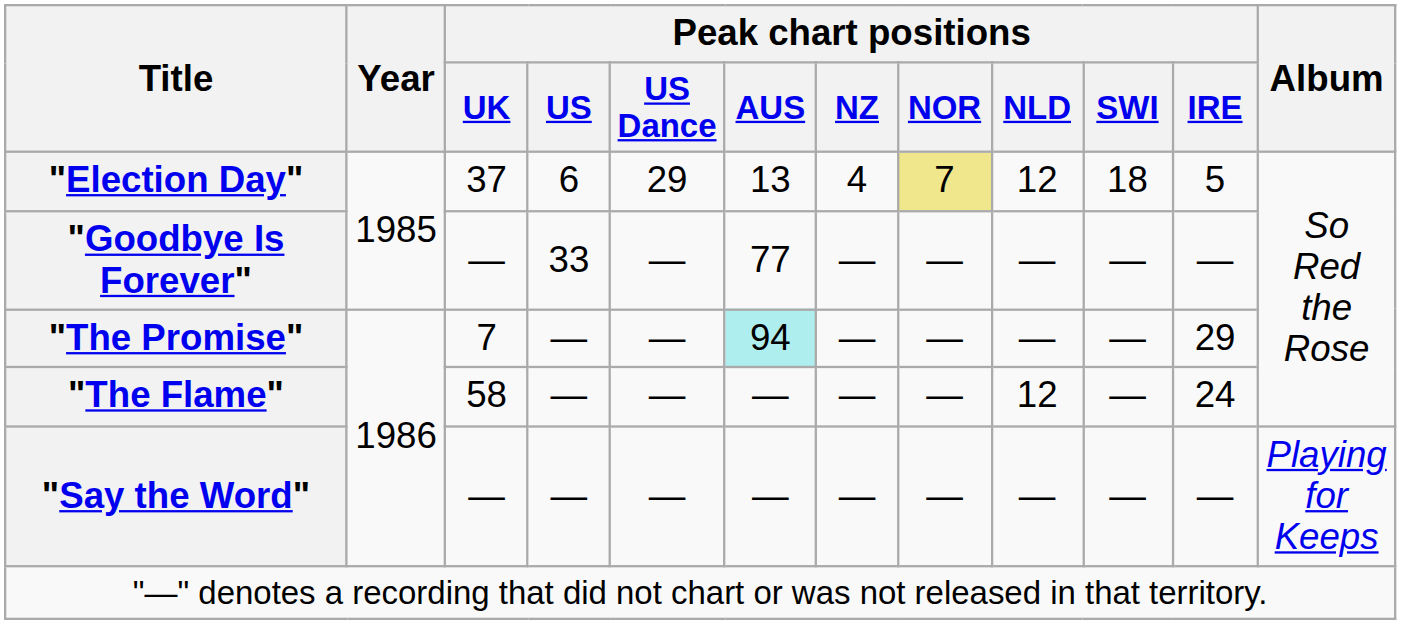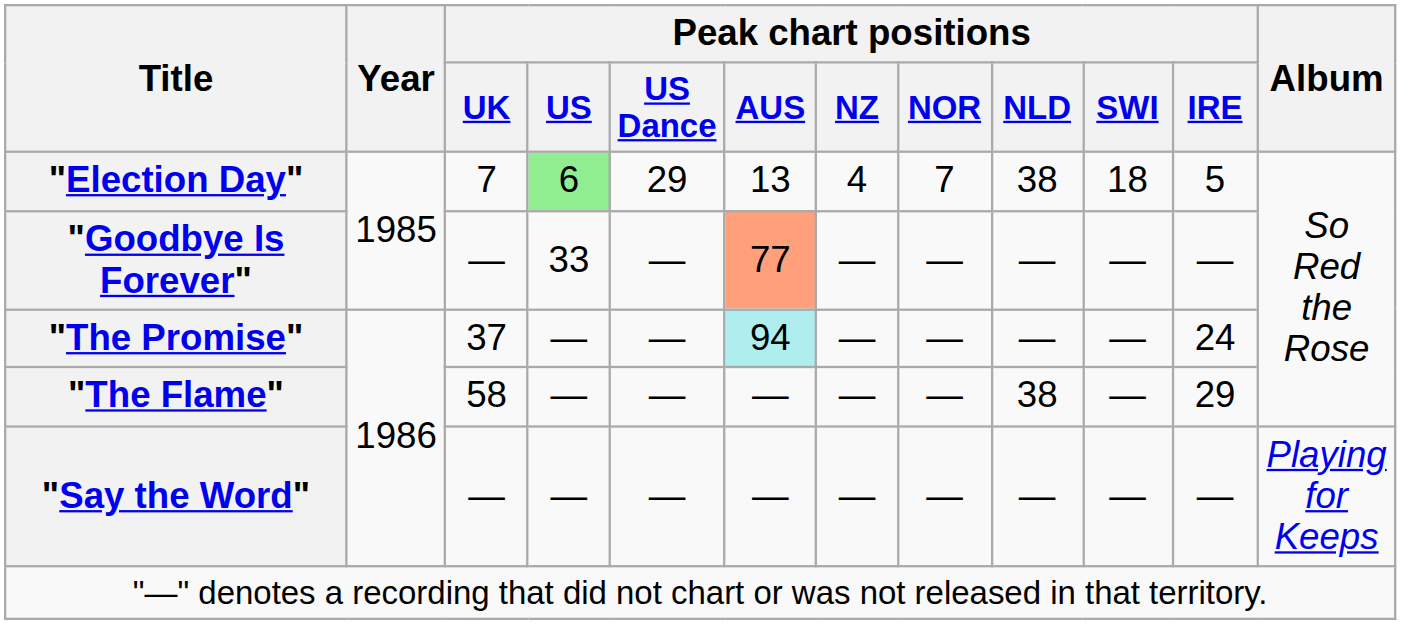(487, 180) 37 -> (487, 180) 7
(569, 180) no background -> (569, 180) lightgreen background
(945, 180) khaki background -> (945, 180) no background
(1037, 180) 12 -> (1037, 180) 38
(770, 259) no background -> (770, 259) lightsalmon background
(487, 337) 7 -> (487, 337) 37
(1215, 337) 29 -> (1215, 337) 24
(1037, 395) 12 -> (1037, 395) 38
(1215, 395) 24 -> (1215, 395) 29
